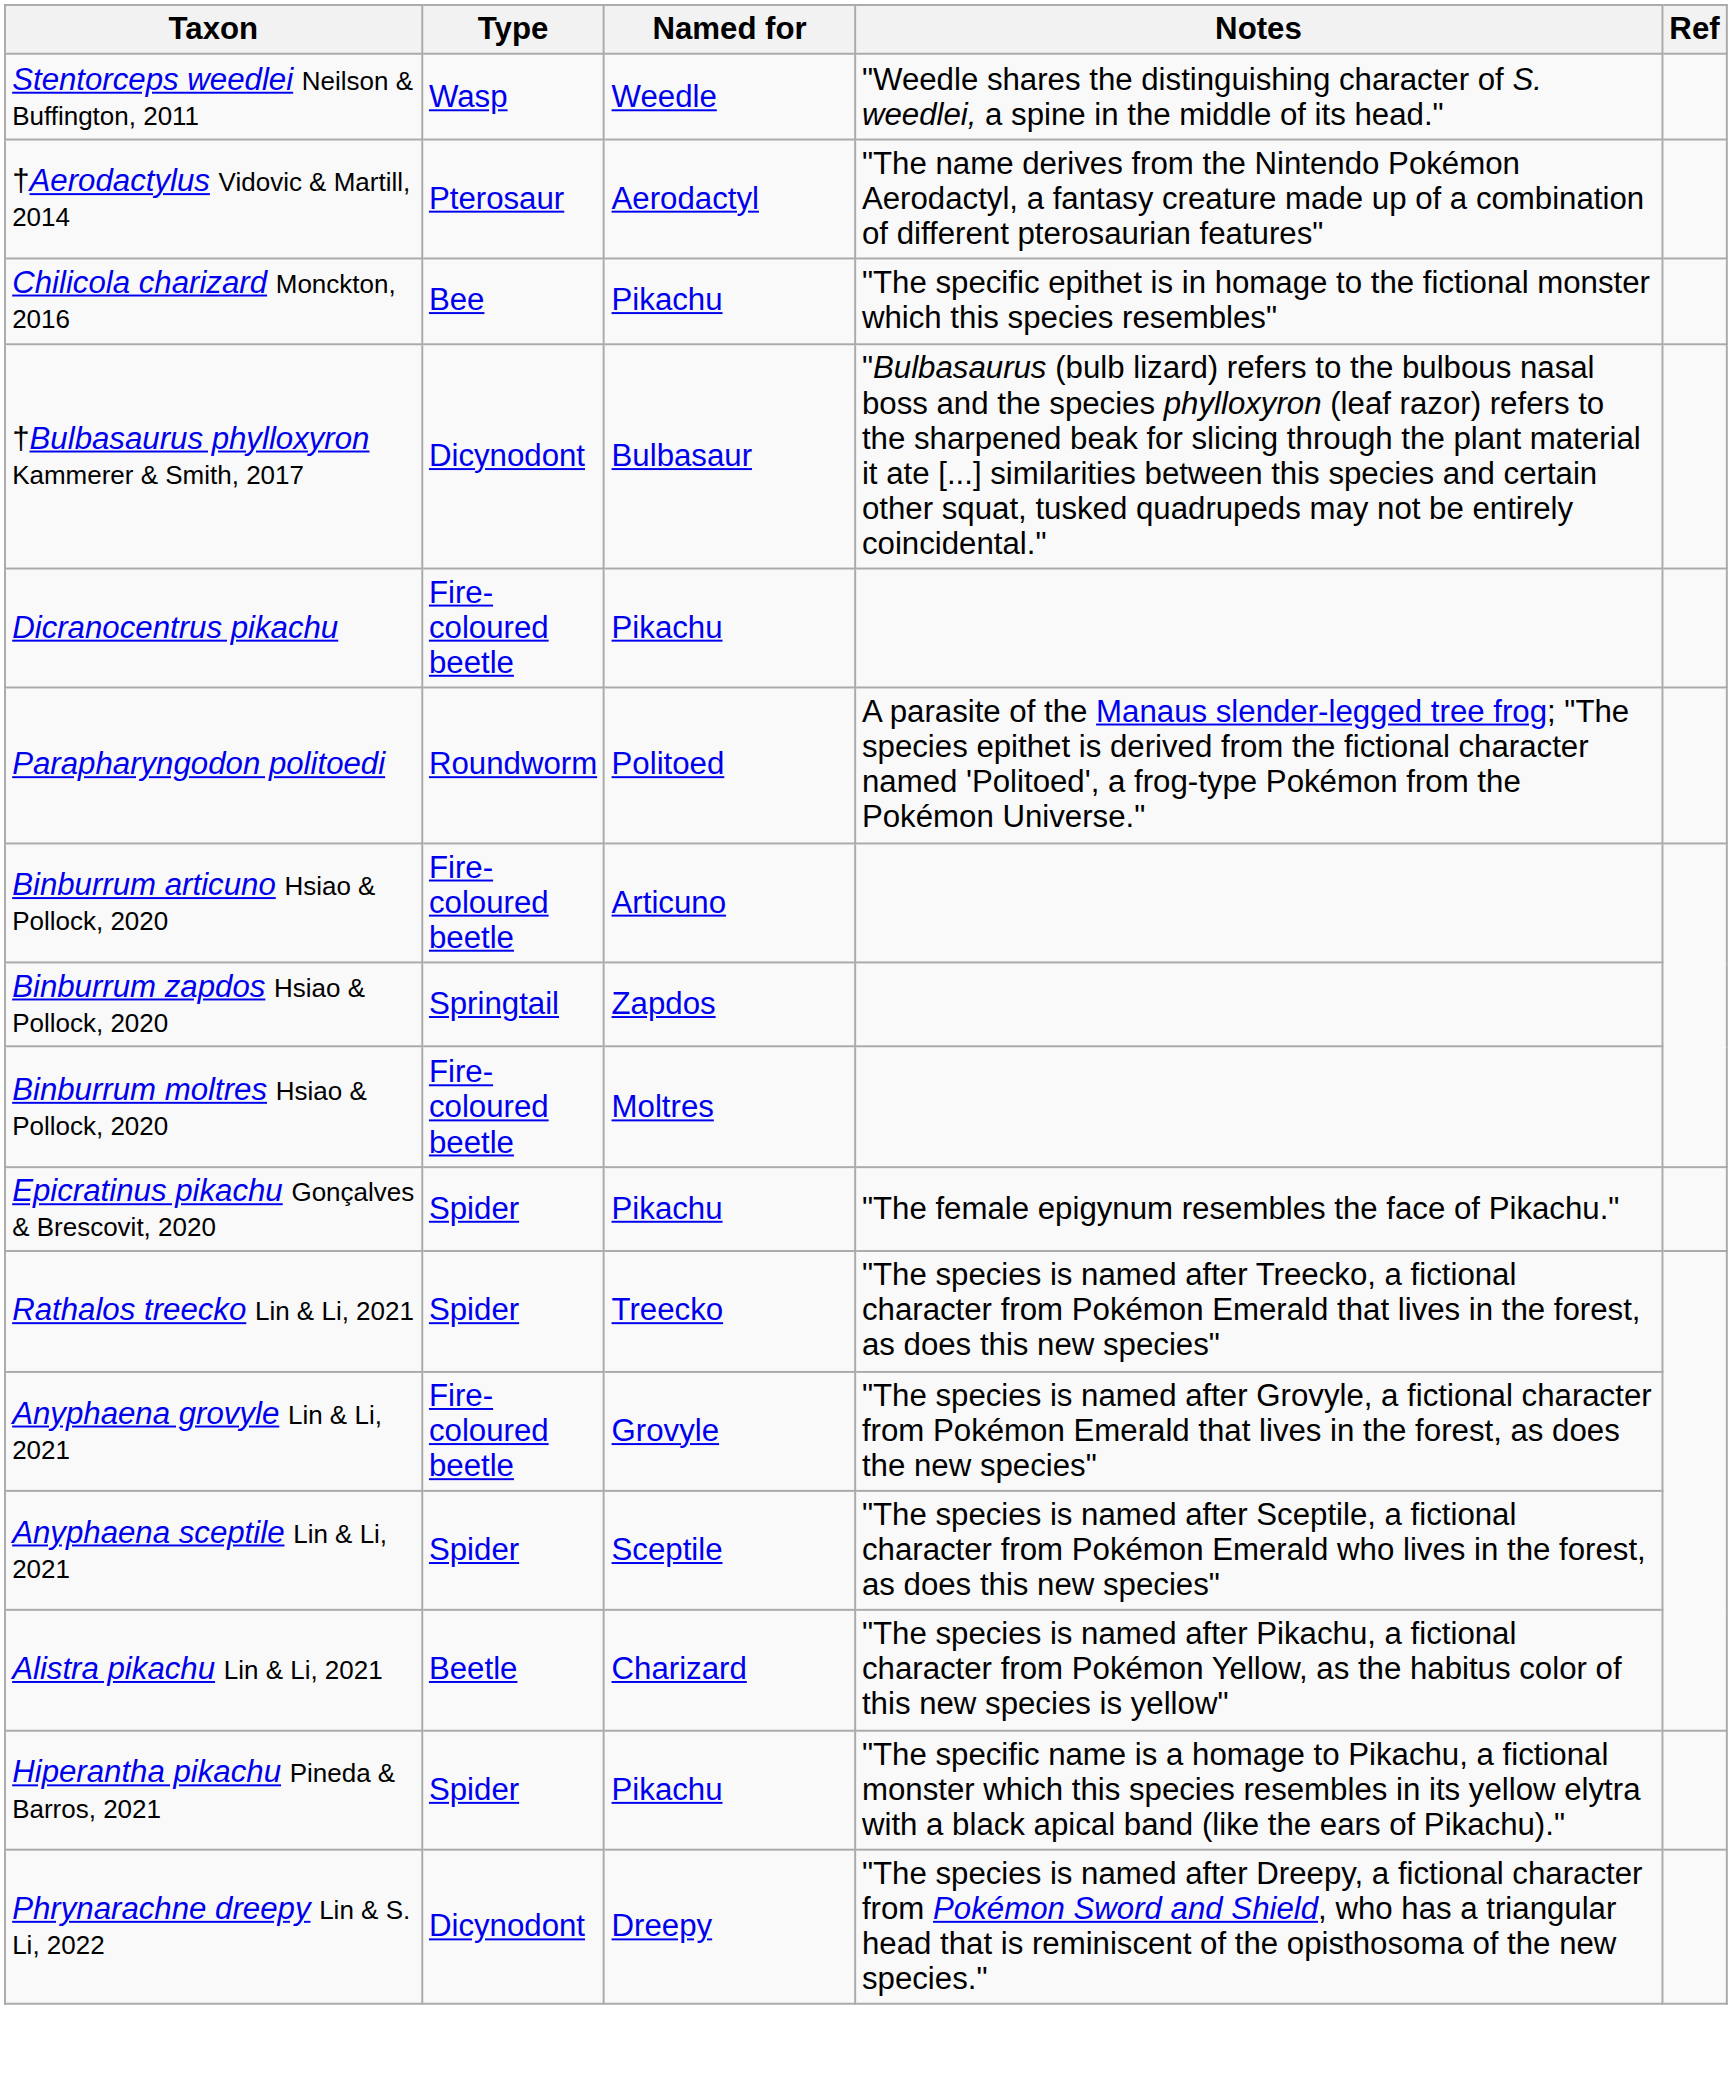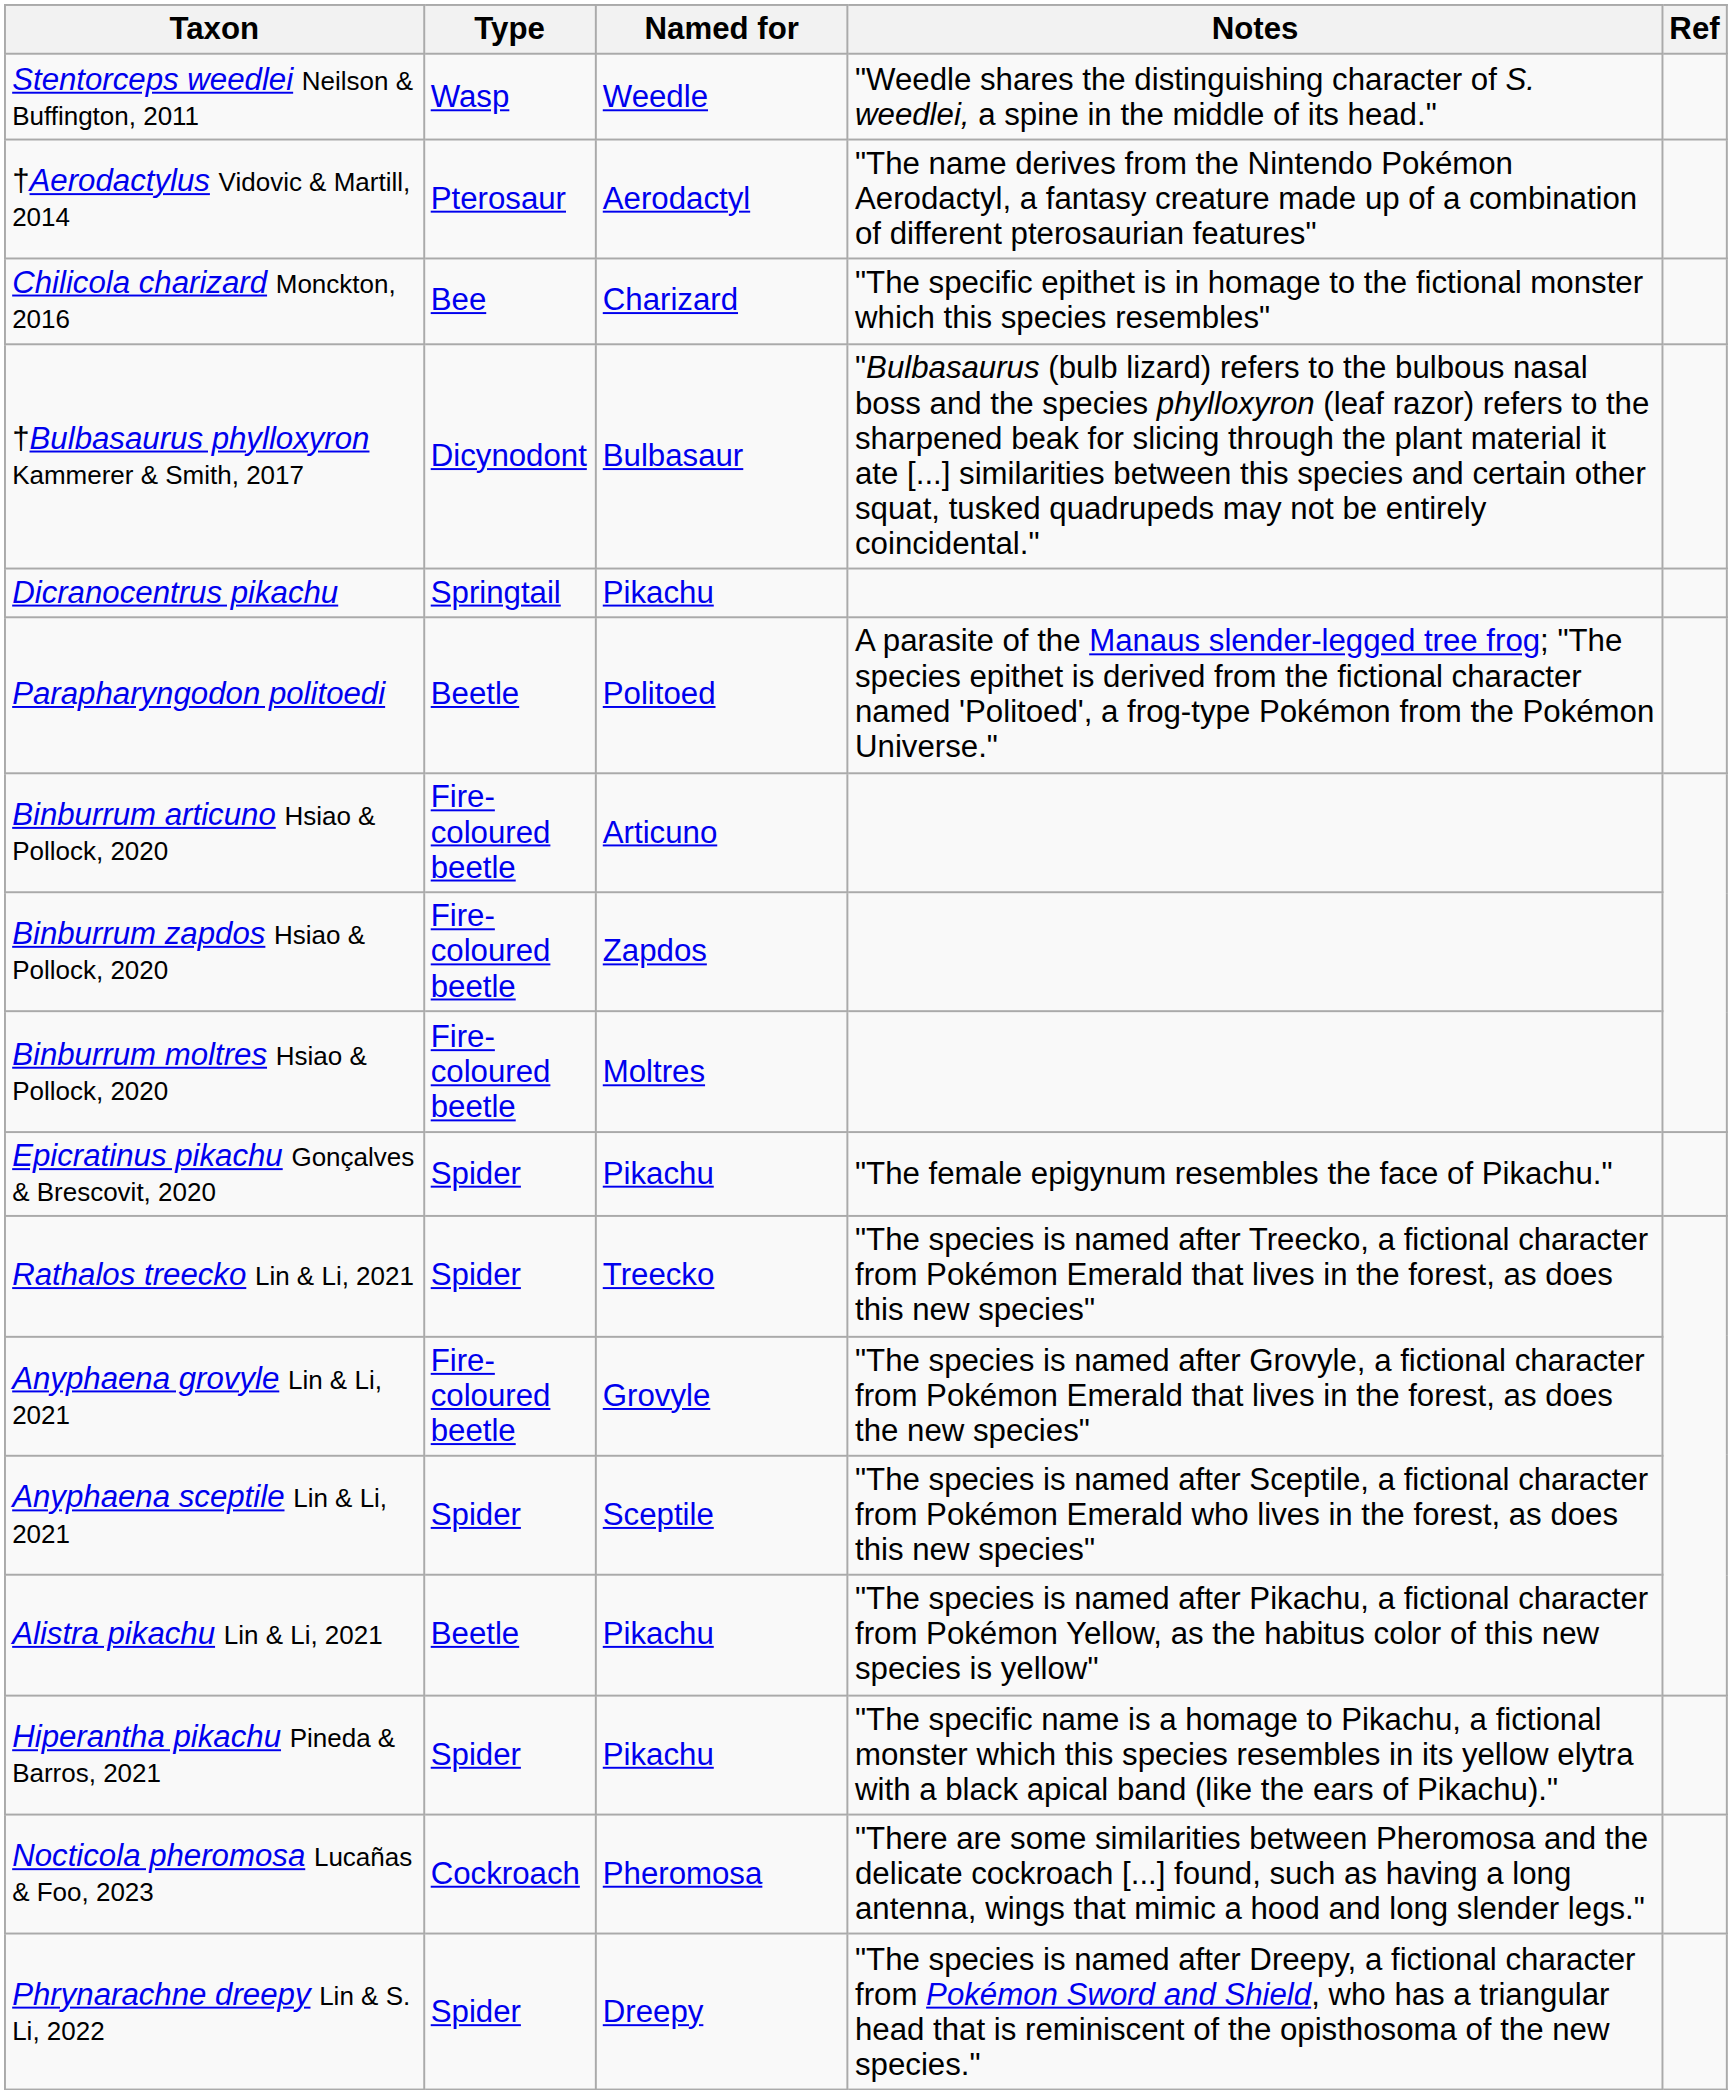(667, 300) Pikachu -> (670, 300) Charizard
(489, 627) Fire-coloured beetle -> (496, 592) Springtail
(513, 764) Roundworm -> (475, 694) Beetle
(494, 1004) Springtail -> (491, 951) Fire-coloured beetle
(679, 1669) Charizard -> (658, 1634) Pikachu
+ row: (212, 1873)
(507, 1926) Dicynodont -> (476, 2011) Spider
